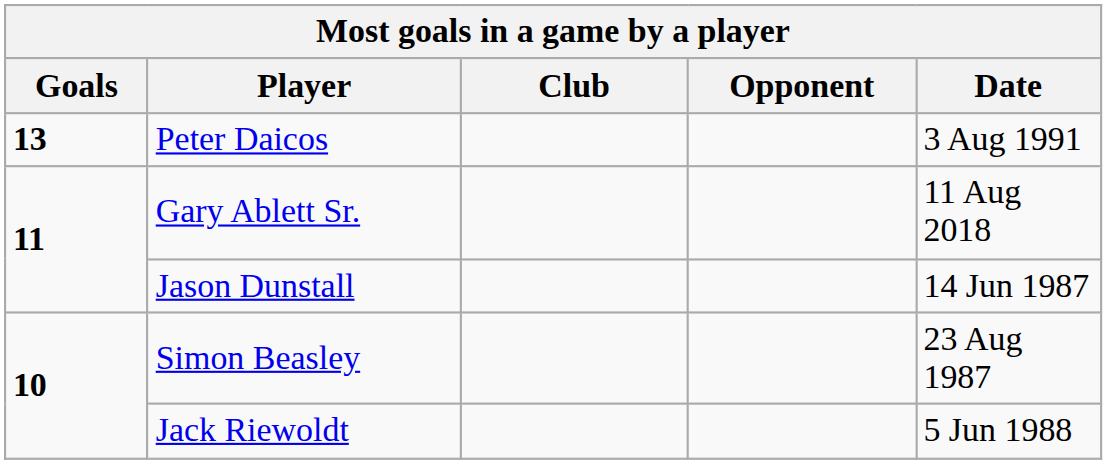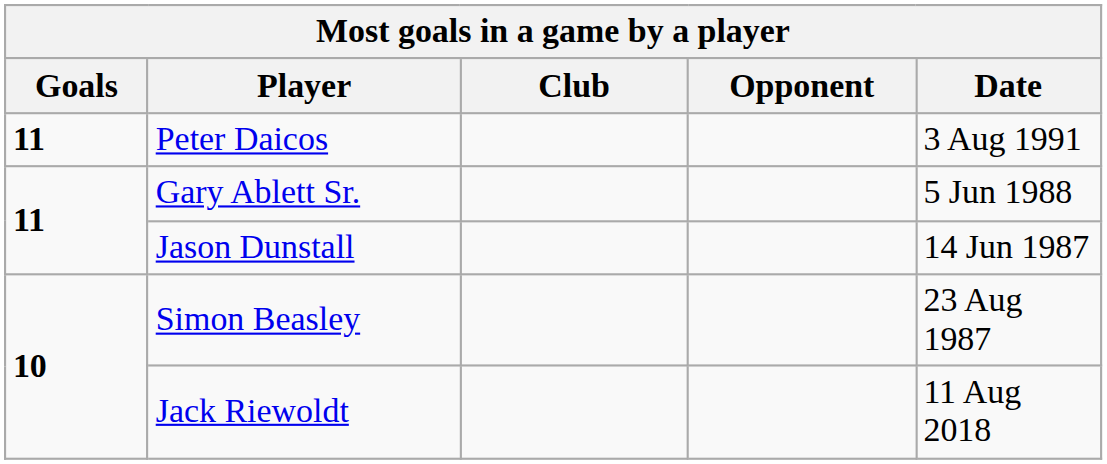(30, 138) 13 -> (29, 138) 11
(972, 211) 11 Aug 2018 -> (998, 192) 5 Jun 1988
(998, 430) 5 Jun 1988 -> (972, 411) 11 Aug 2018
